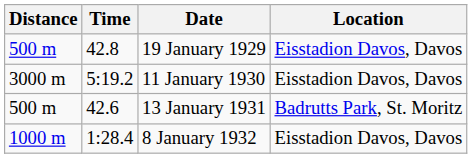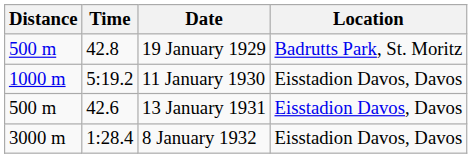(368, 49) Eisstadion Davos, Davos -> (368, 49) Badrutts Park, St. Moritz
(37, 78) 3000 m -> (37, 78) 1000 m
(368, 108) Badrutts Park, St. Moritz -> (368, 108) Eisstadion Davos, Davos
(37, 138) 1000 m -> (37, 138) 3000 m
